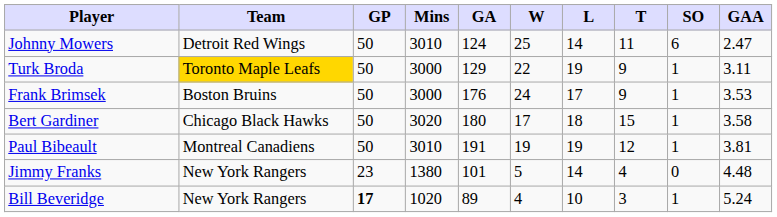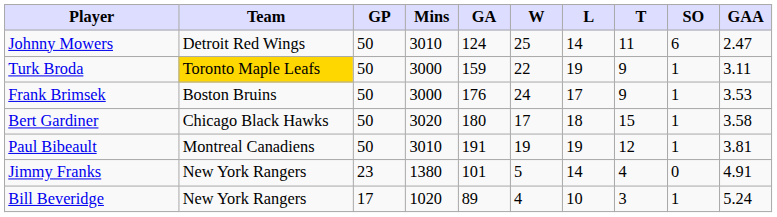(474, 69) 129 -> (474, 69) 159
(738, 172) 4.48 -> (738, 172) 4.91
(365, 198) bold -> (365, 198) normal
